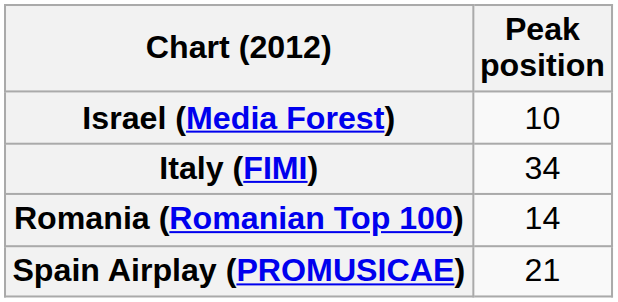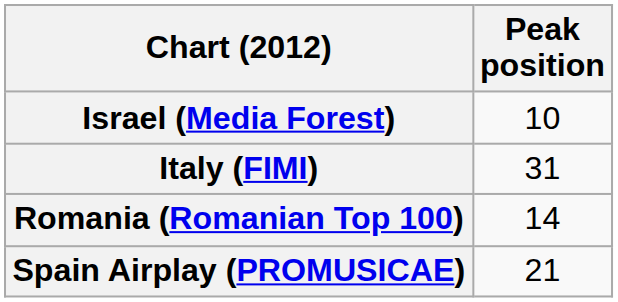(542, 168) 34 -> (542, 168) 31
